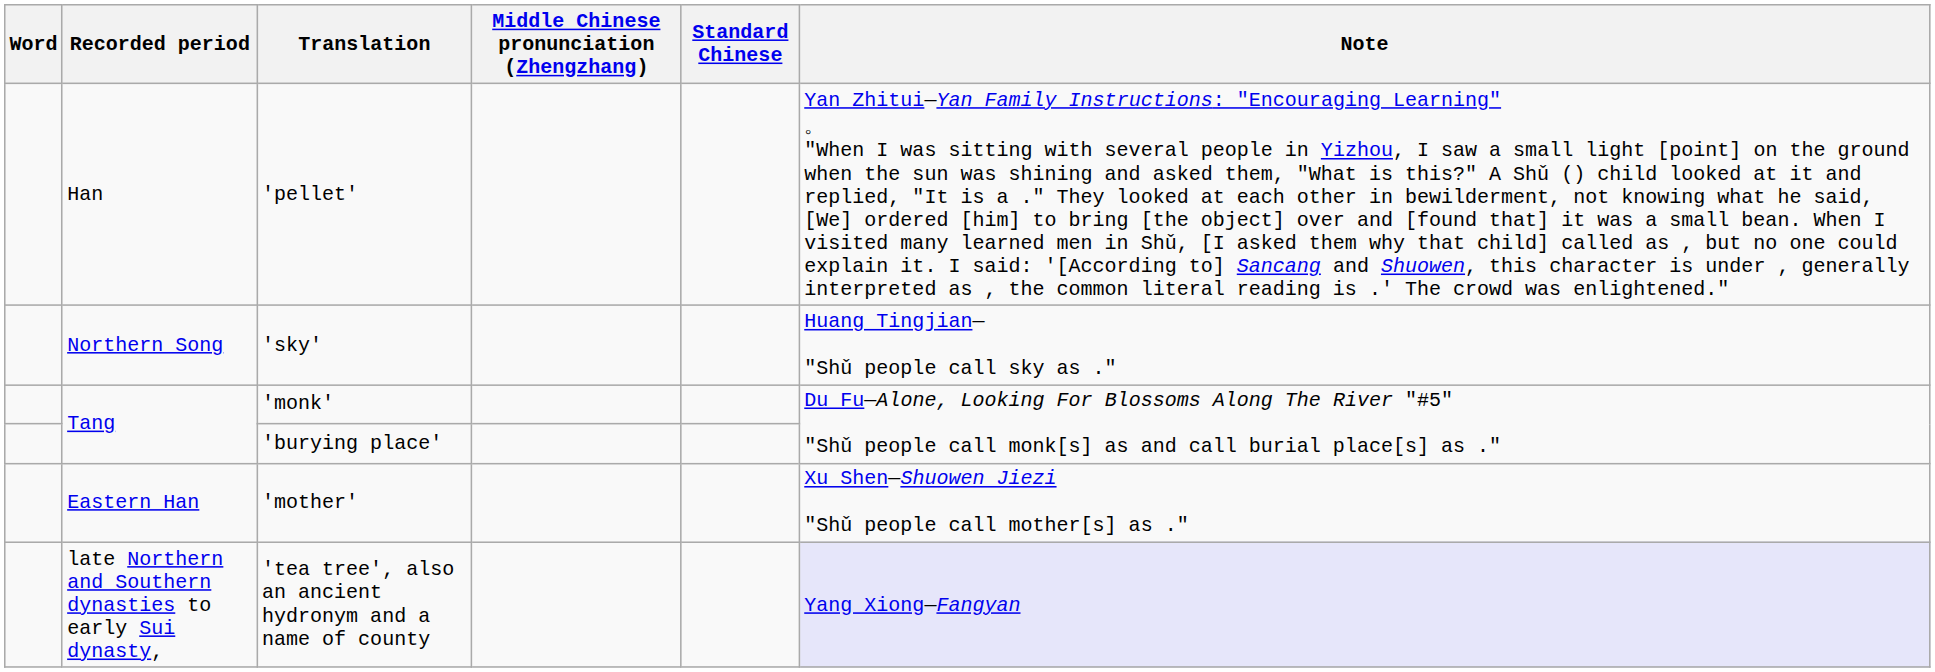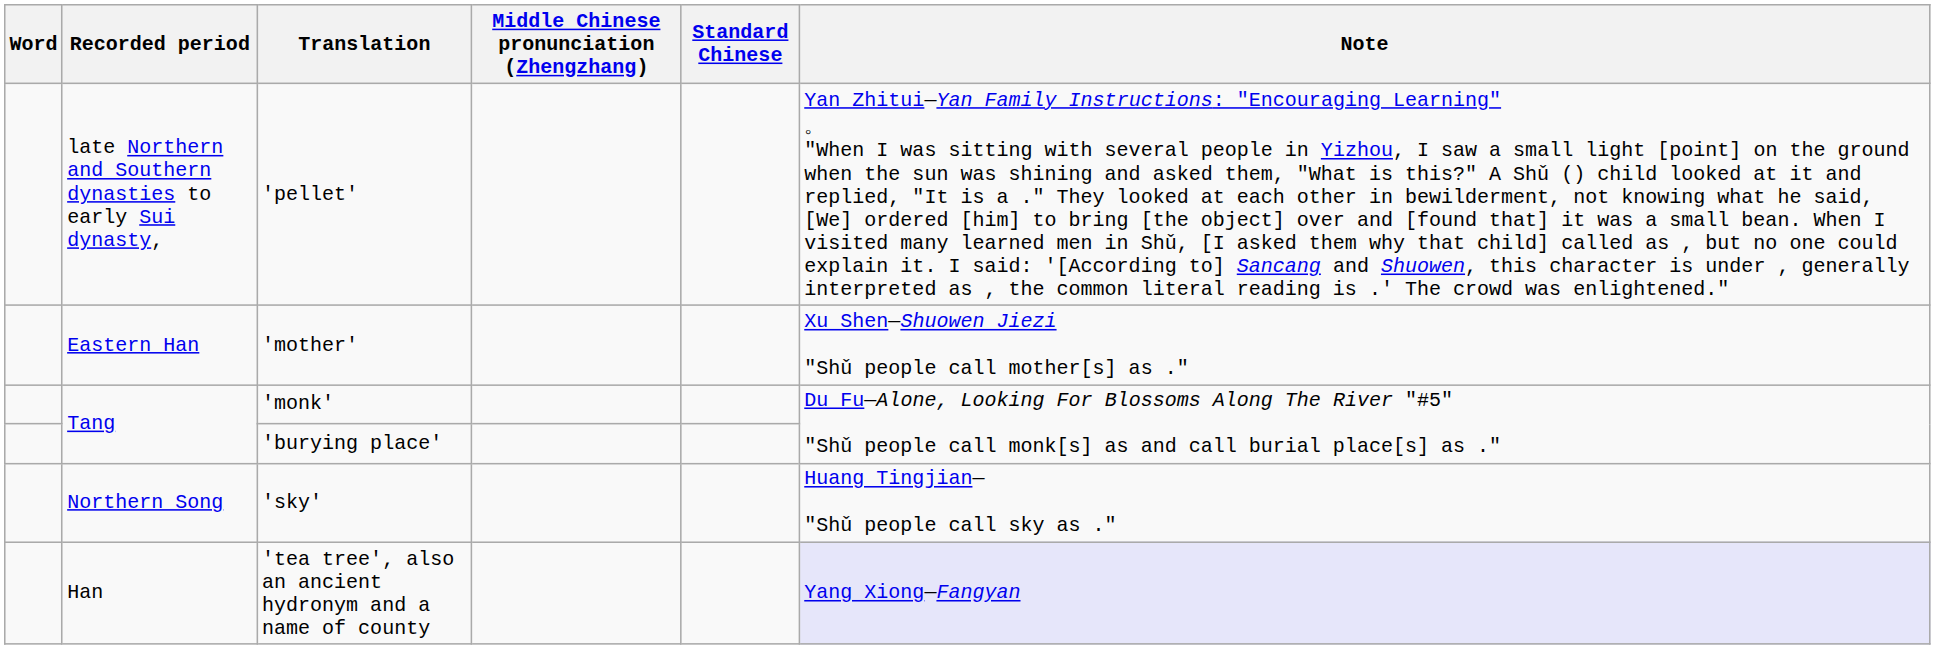(85, 195) Han -> (145, 195) late Northern and Southern dynasties to early Sui dynasty,
rows swapped: (310, 503) <-> (292, 345)
(145, 605) late Northern and Southern dynasties to early Sui dynasty, -> (85, 593) Han
